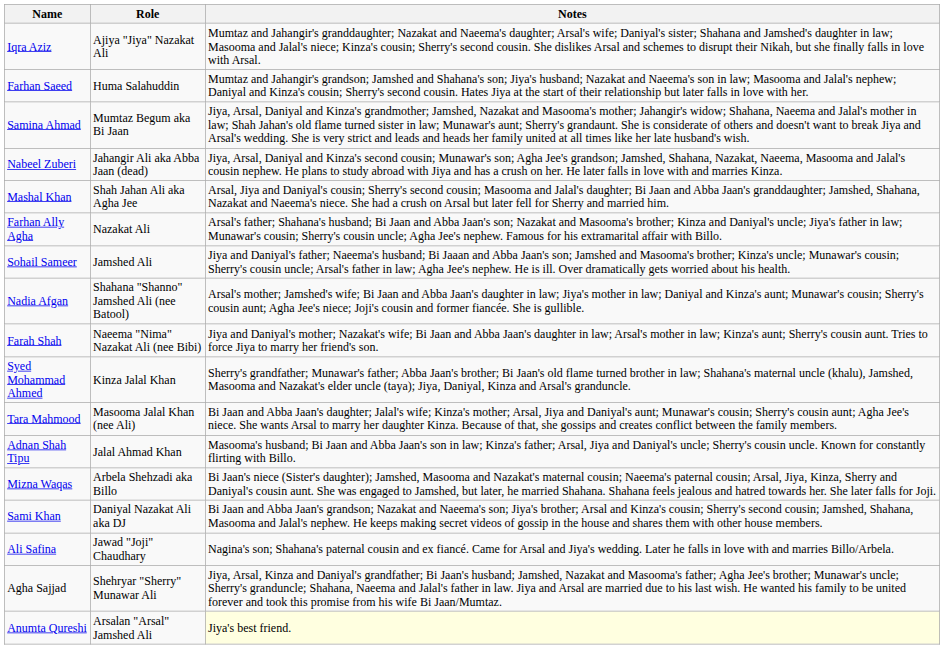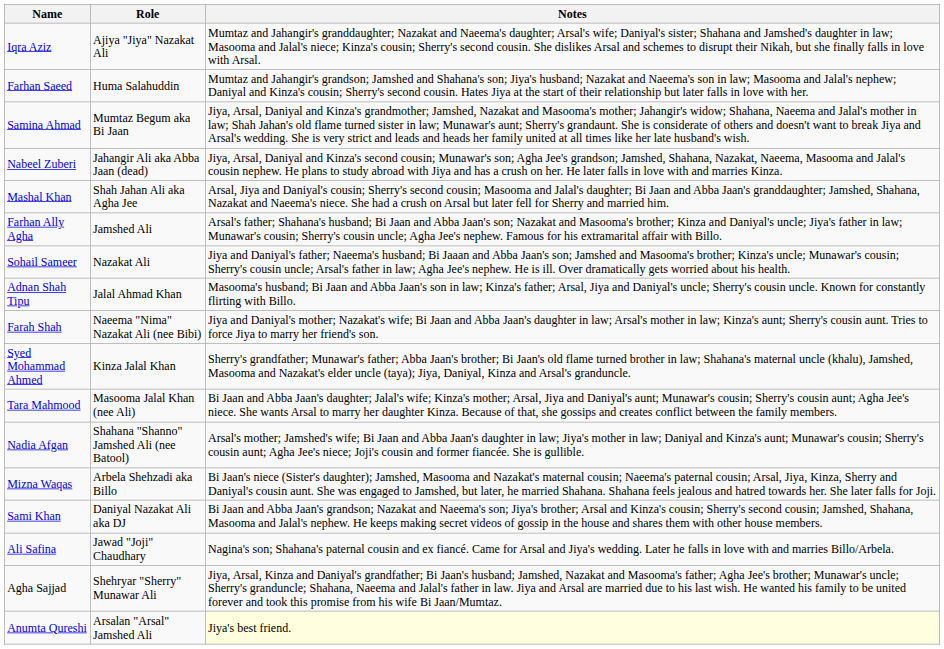(122, 229) Nazakat Ali -> (123, 229) Jamshed Ali
(123, 261) Jamshed Ali -> (122, 261) Nazakat Ali
rows swapped: (38, 301) <-> (37, 451)
